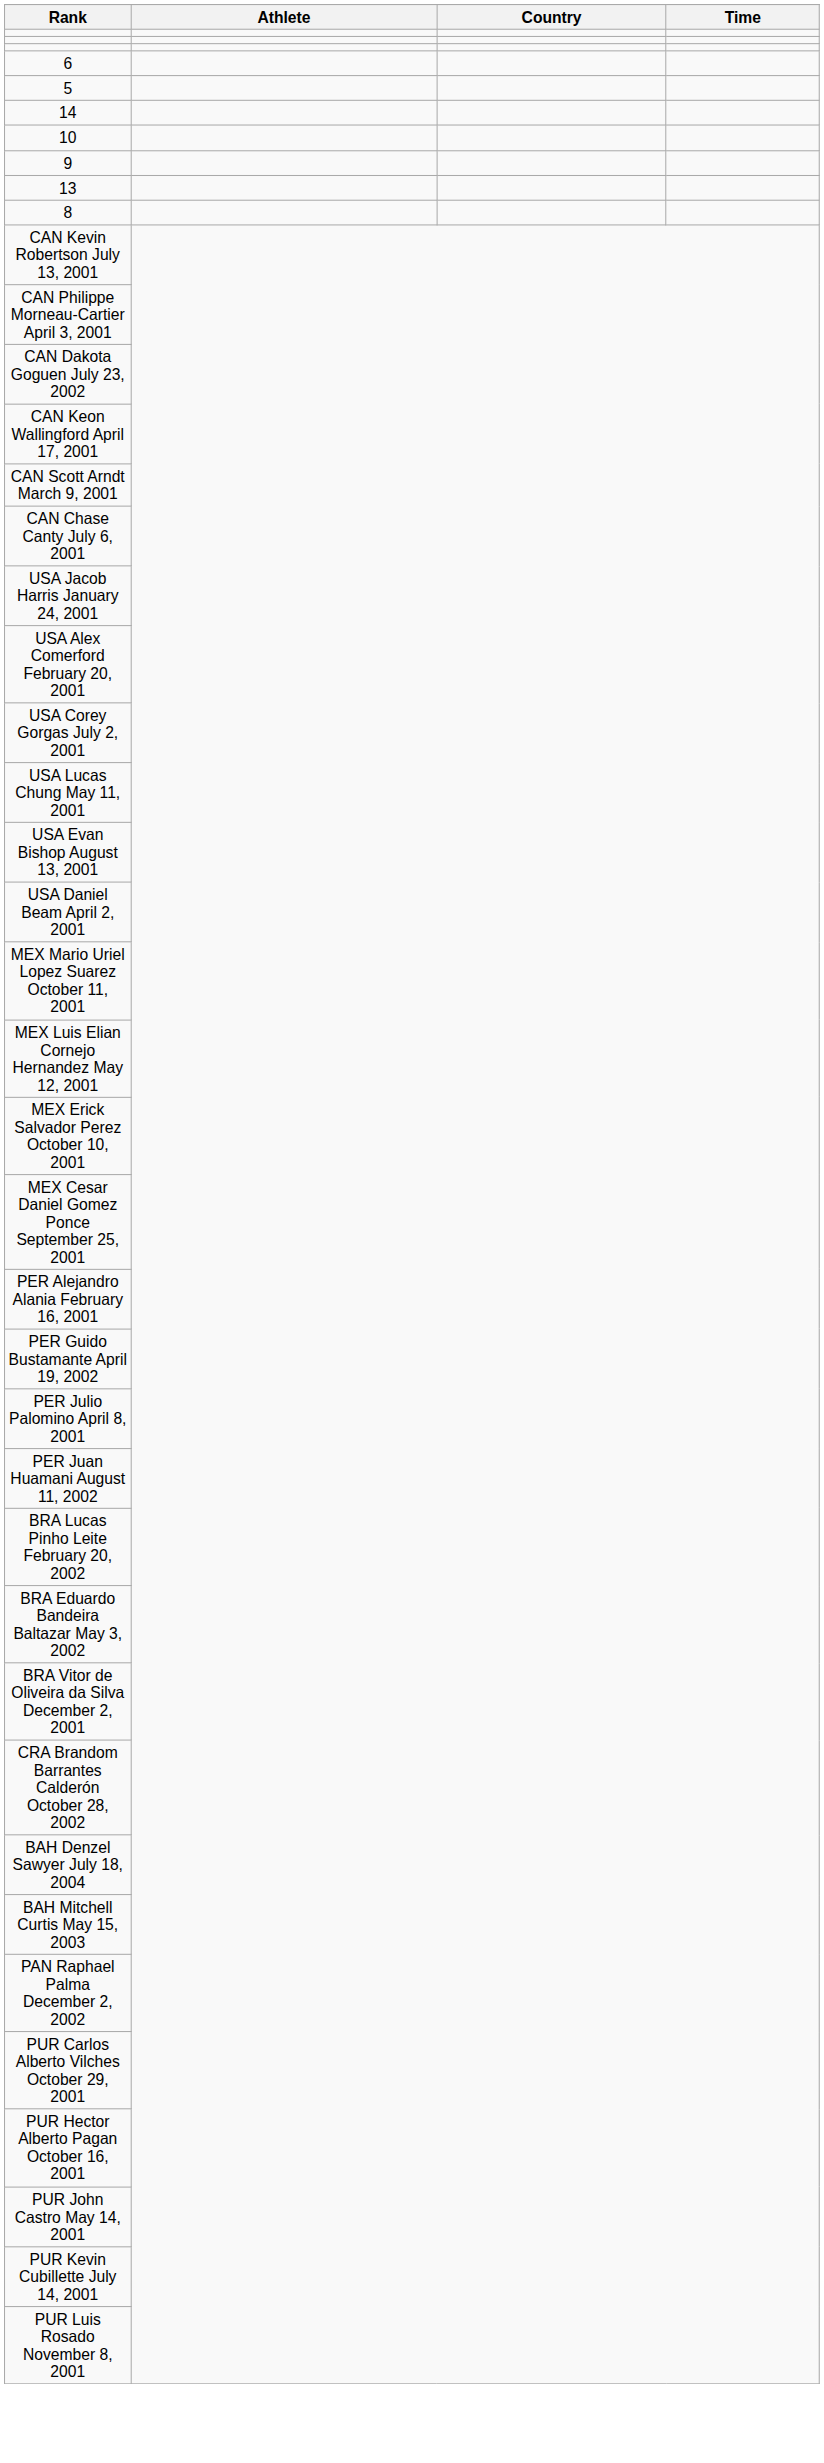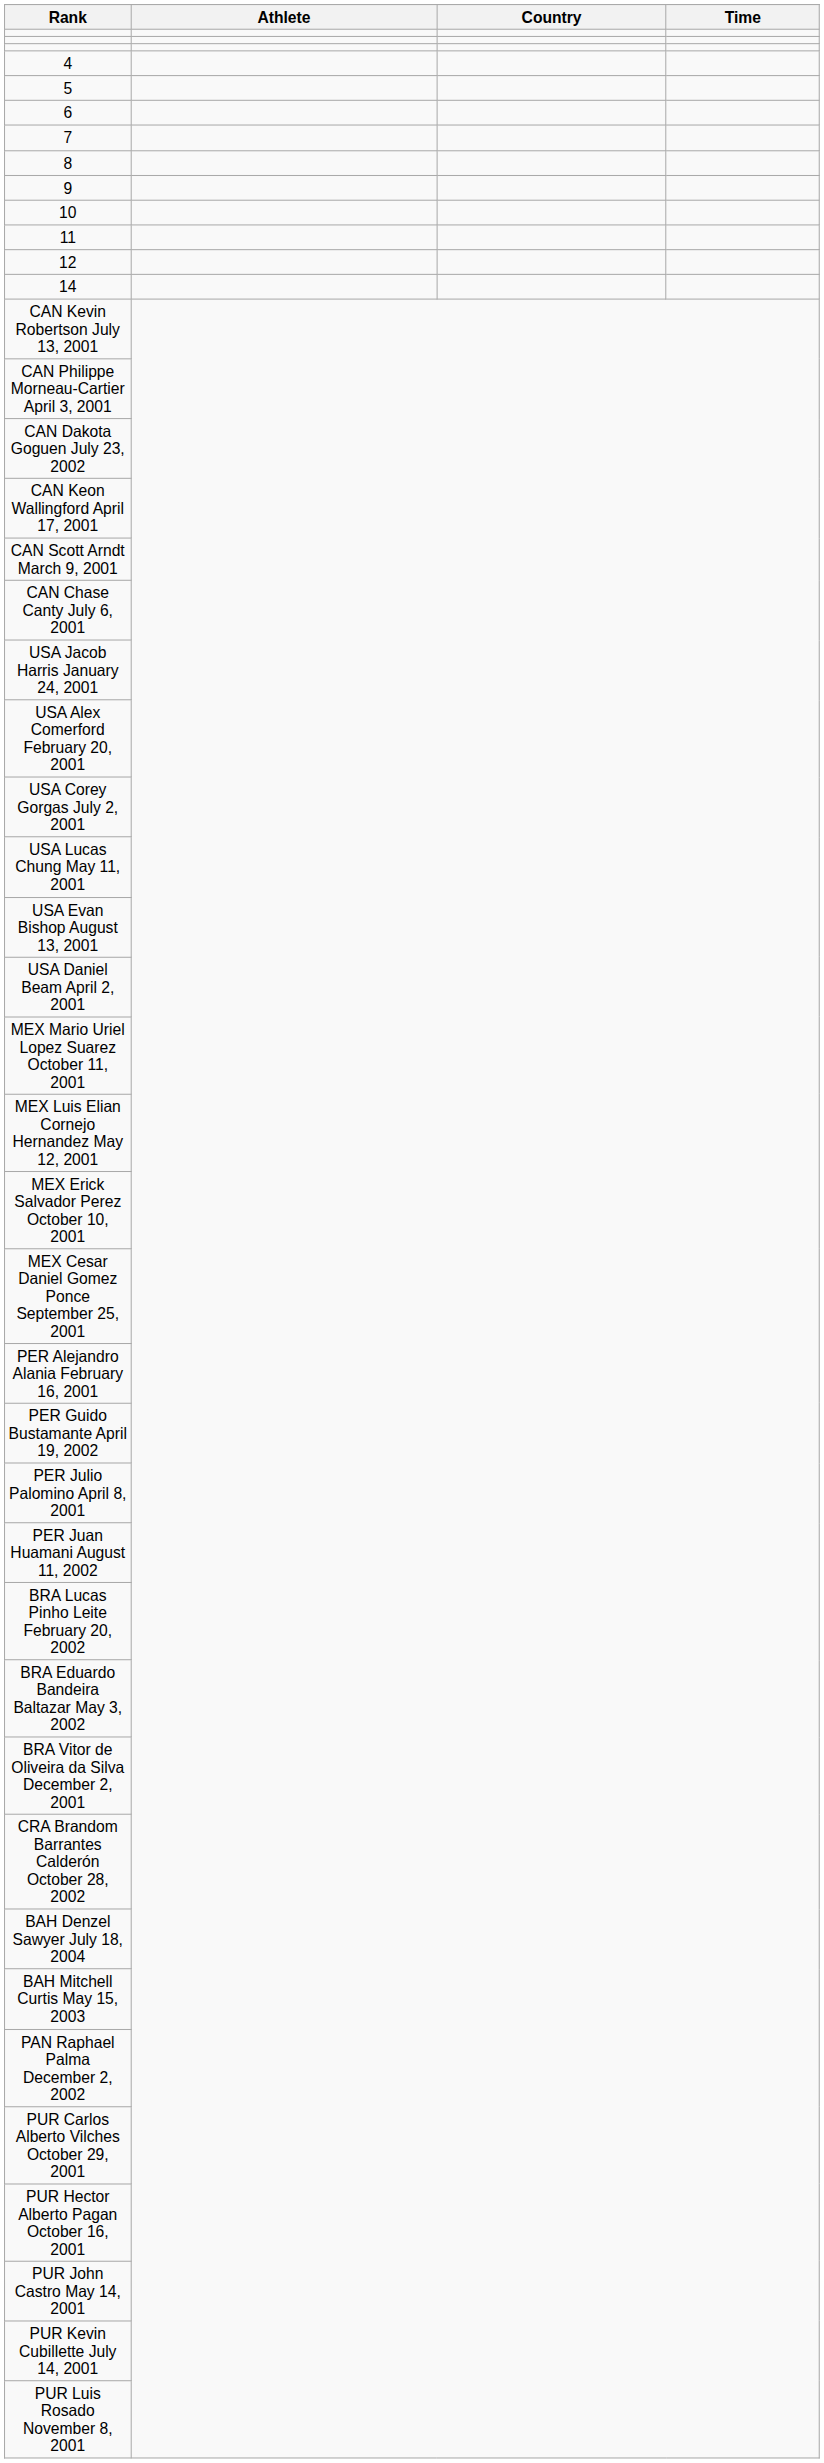+ row: (68, 64)
rows swapped: (68, 88) <-> (68, 64)
+ row: (68, 138)
rows swapped: (68, 212) <-> (68, 113)
rows swapped: (68, 163) <-> (68, 138)
+ row: (68, 237)
+ row: (68, 262)
- row: (68, 188)
